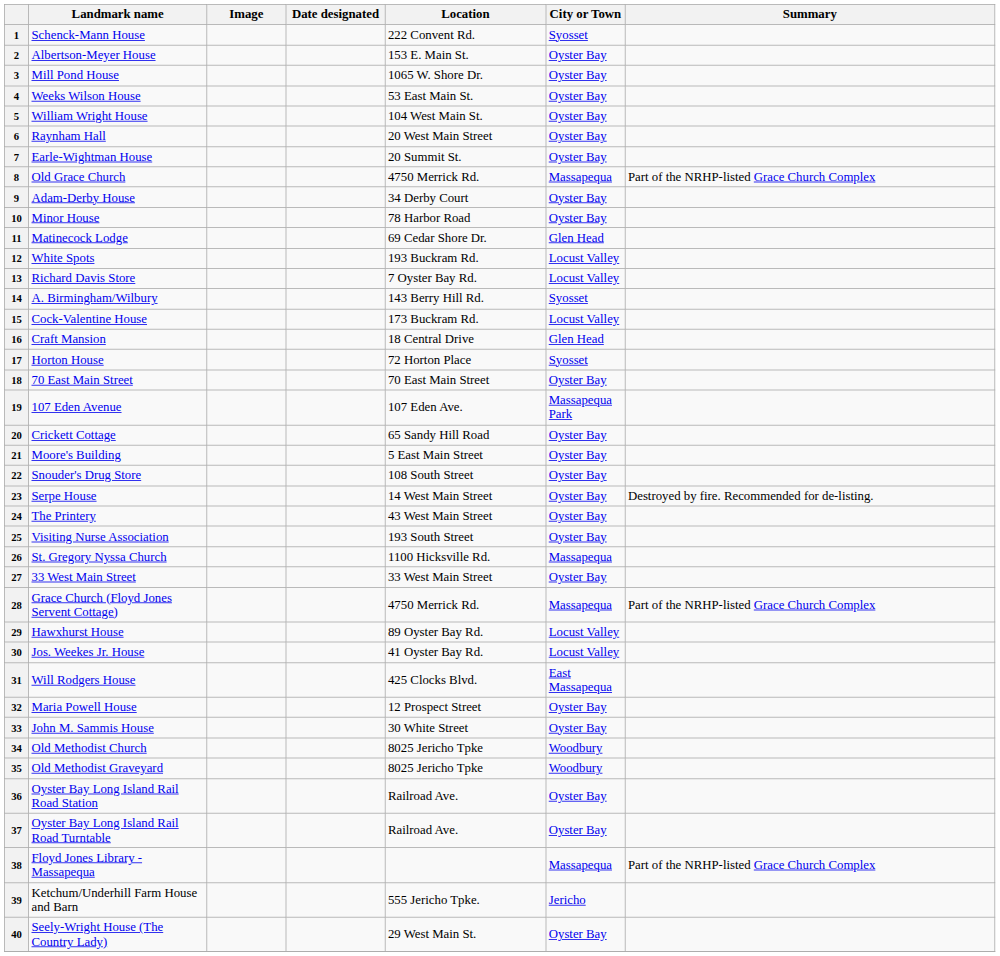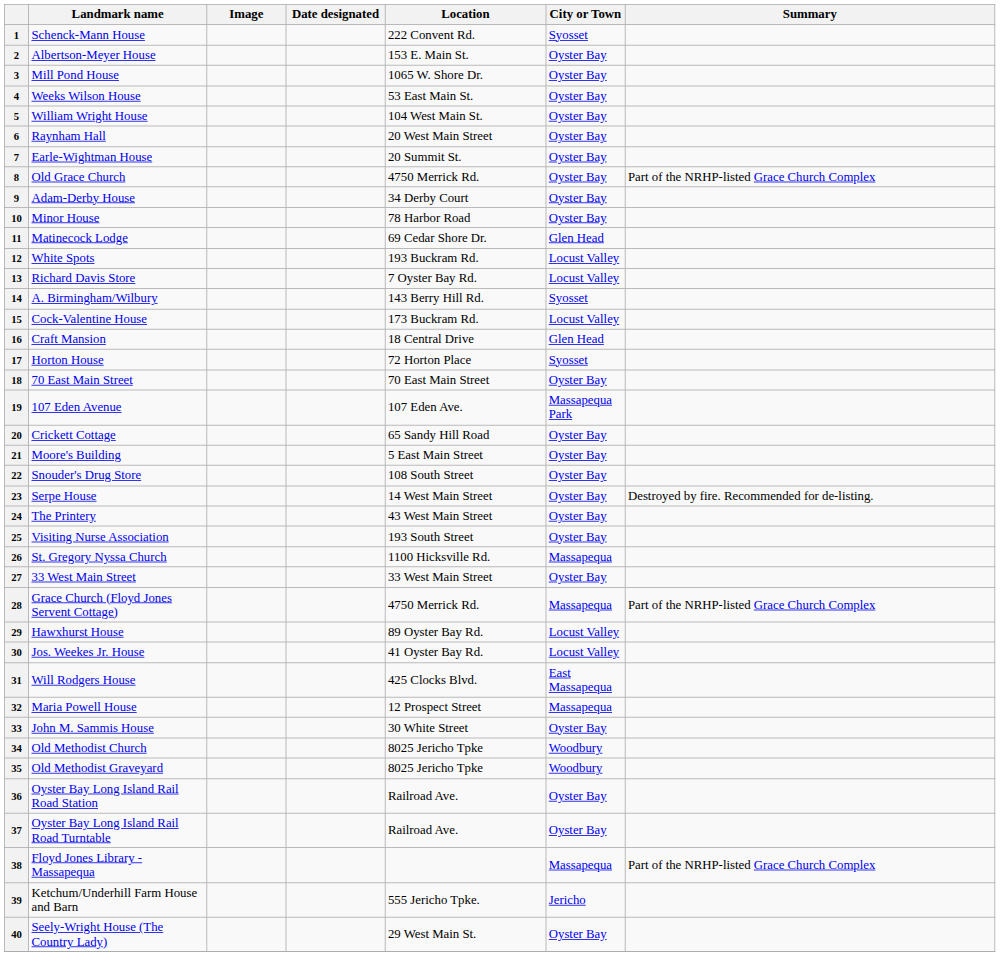(580, 177) Massapequa -> (578, 177) Oyster Bay
(578, 707) Oyster Bay -> (580, 707) Massapequa
